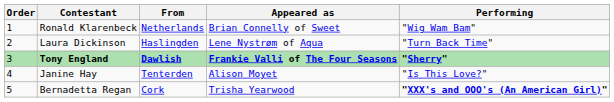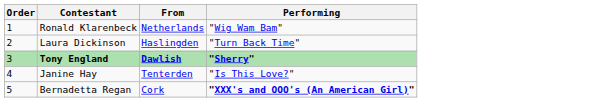- column: (303, 12)
